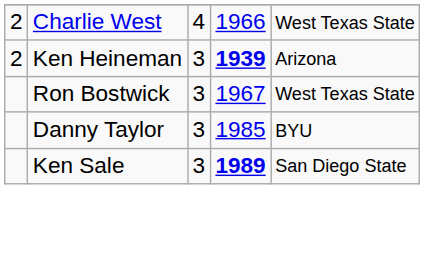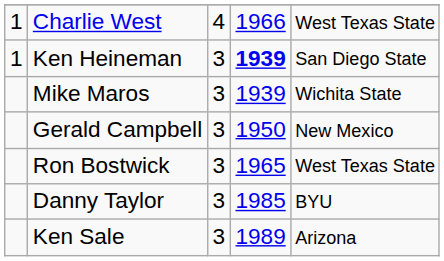(16, 22) 2 -> (16, 22) 1
(16, 58) 2 -> (16, 58) 1
(306, 58) Arizona -> (361, 58) San Diego State
+ row: (91, 93)
+ row: (118, 129)
(241, 93) 1967 -> (261, 165) 1965
(241, 165) bold -> (261, 237) normal
(341, 166) San Diego State -> (326, 237) Arizona
